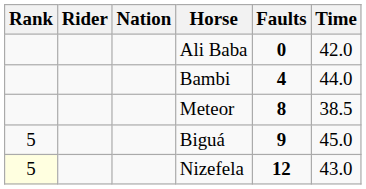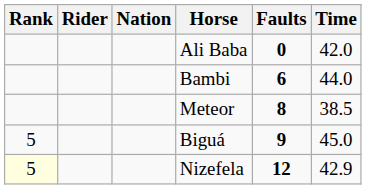(281, 79) 4 -> (281, 79) 6
(336, 169) 43.0 -> (336, 169) 42.9
